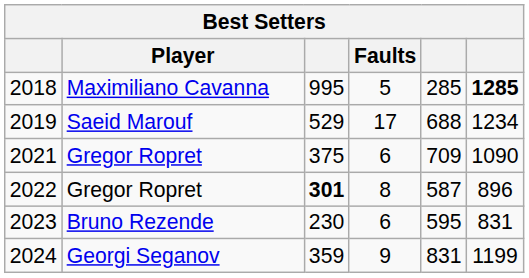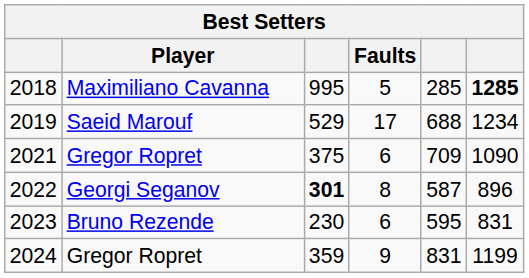(134, 189) Gregor Ropret -> (143, 189) Georgi Seganov
(143, 256) Georgi Seganov -> (134, 256) Gregor Ropret
